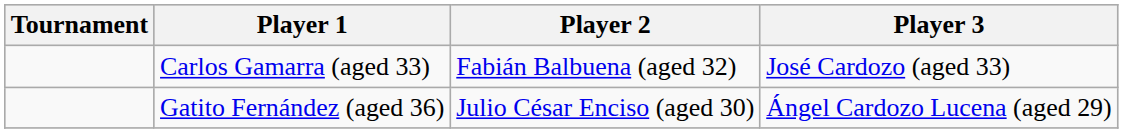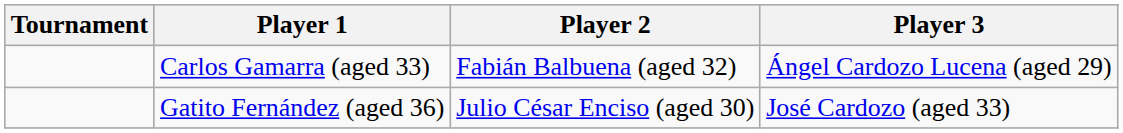(888, 66) José Cardozo (aged 33) -> (939, 66) Ángel Cardozo Lucena (aged 29)
(939, 107) Ángel Cardozo Lucena (aged 29) -> (888, 107) José Cardozo (aged 33)
